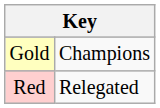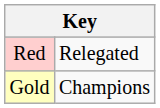rows swapped: (29, 53) <-> (29, 86)
